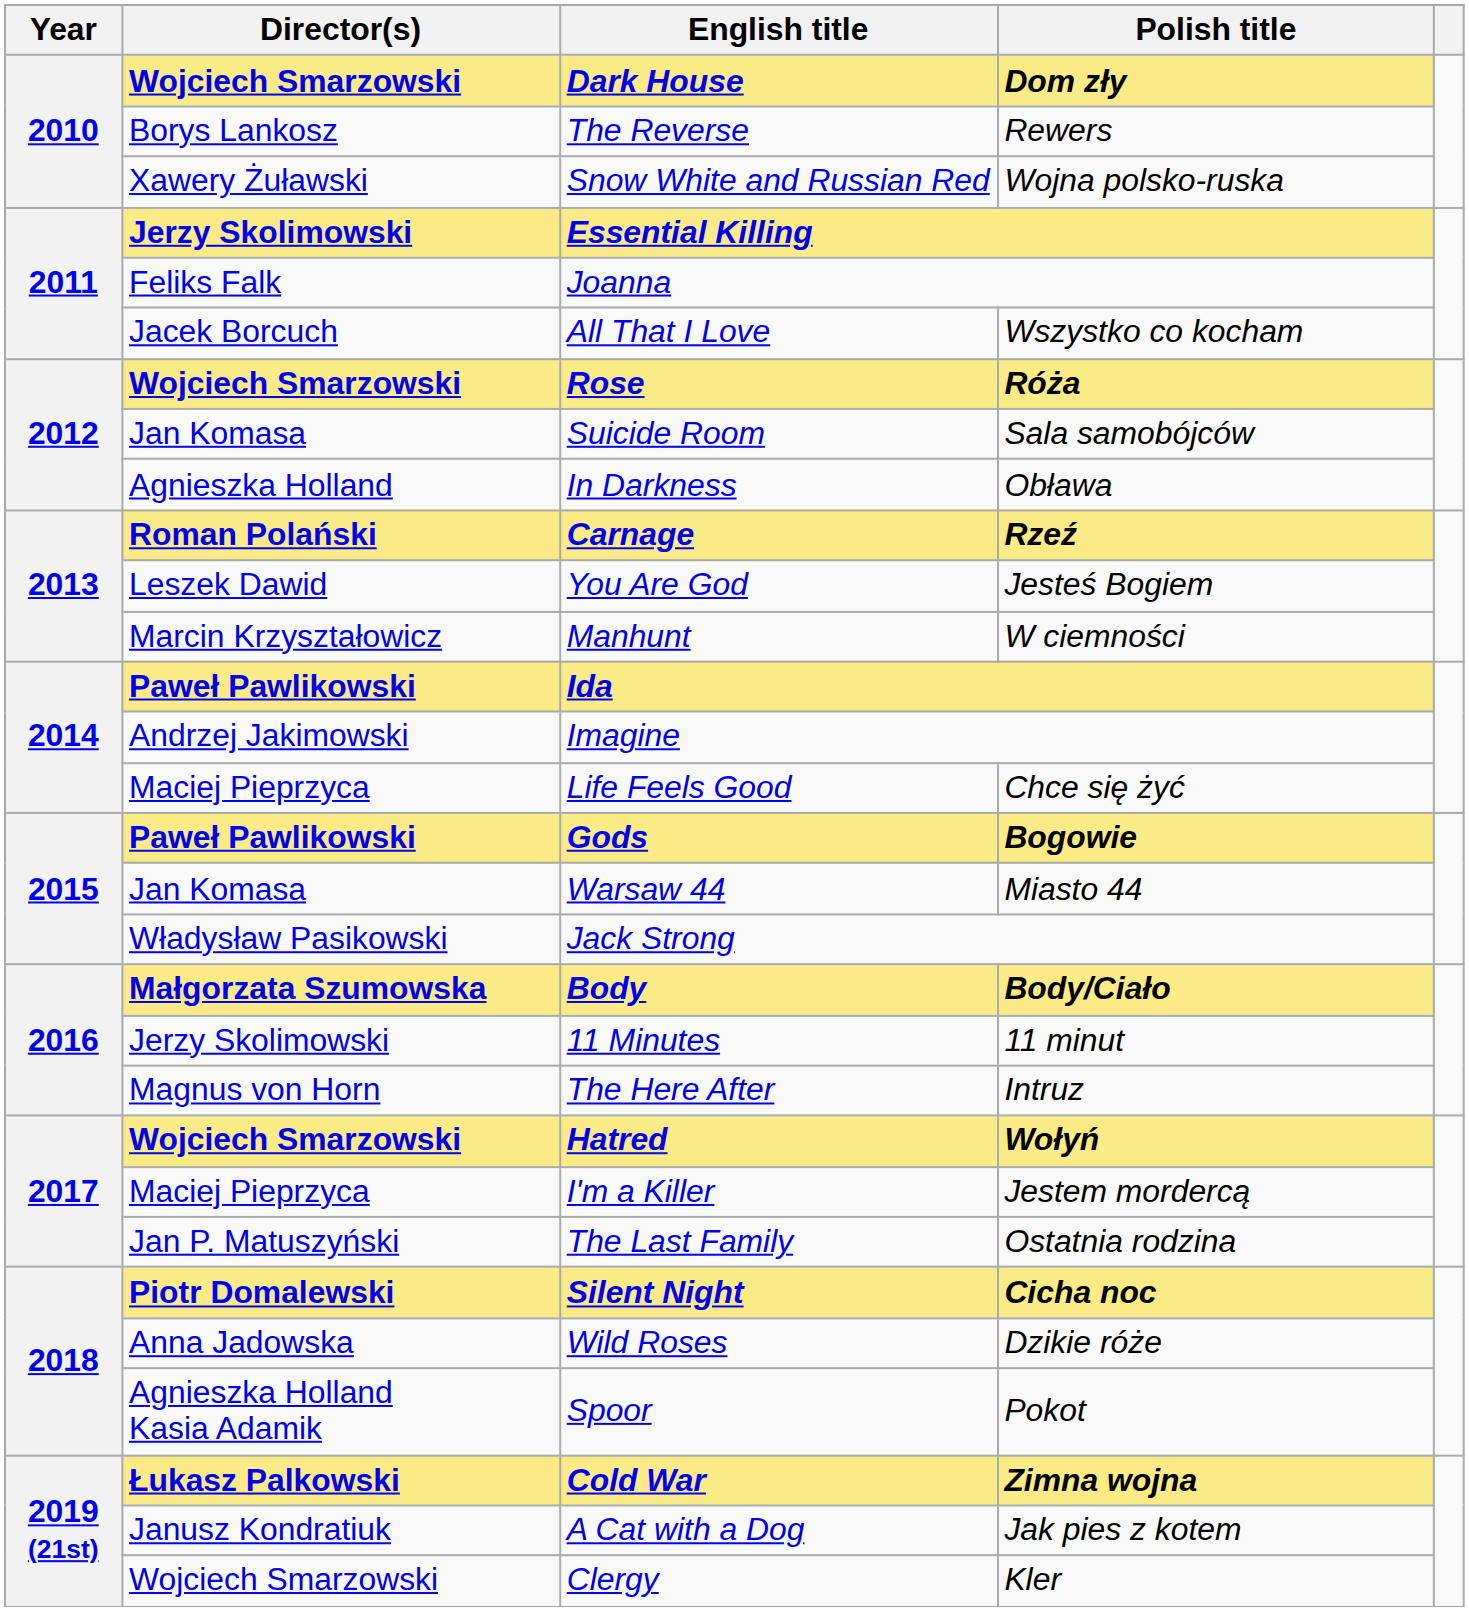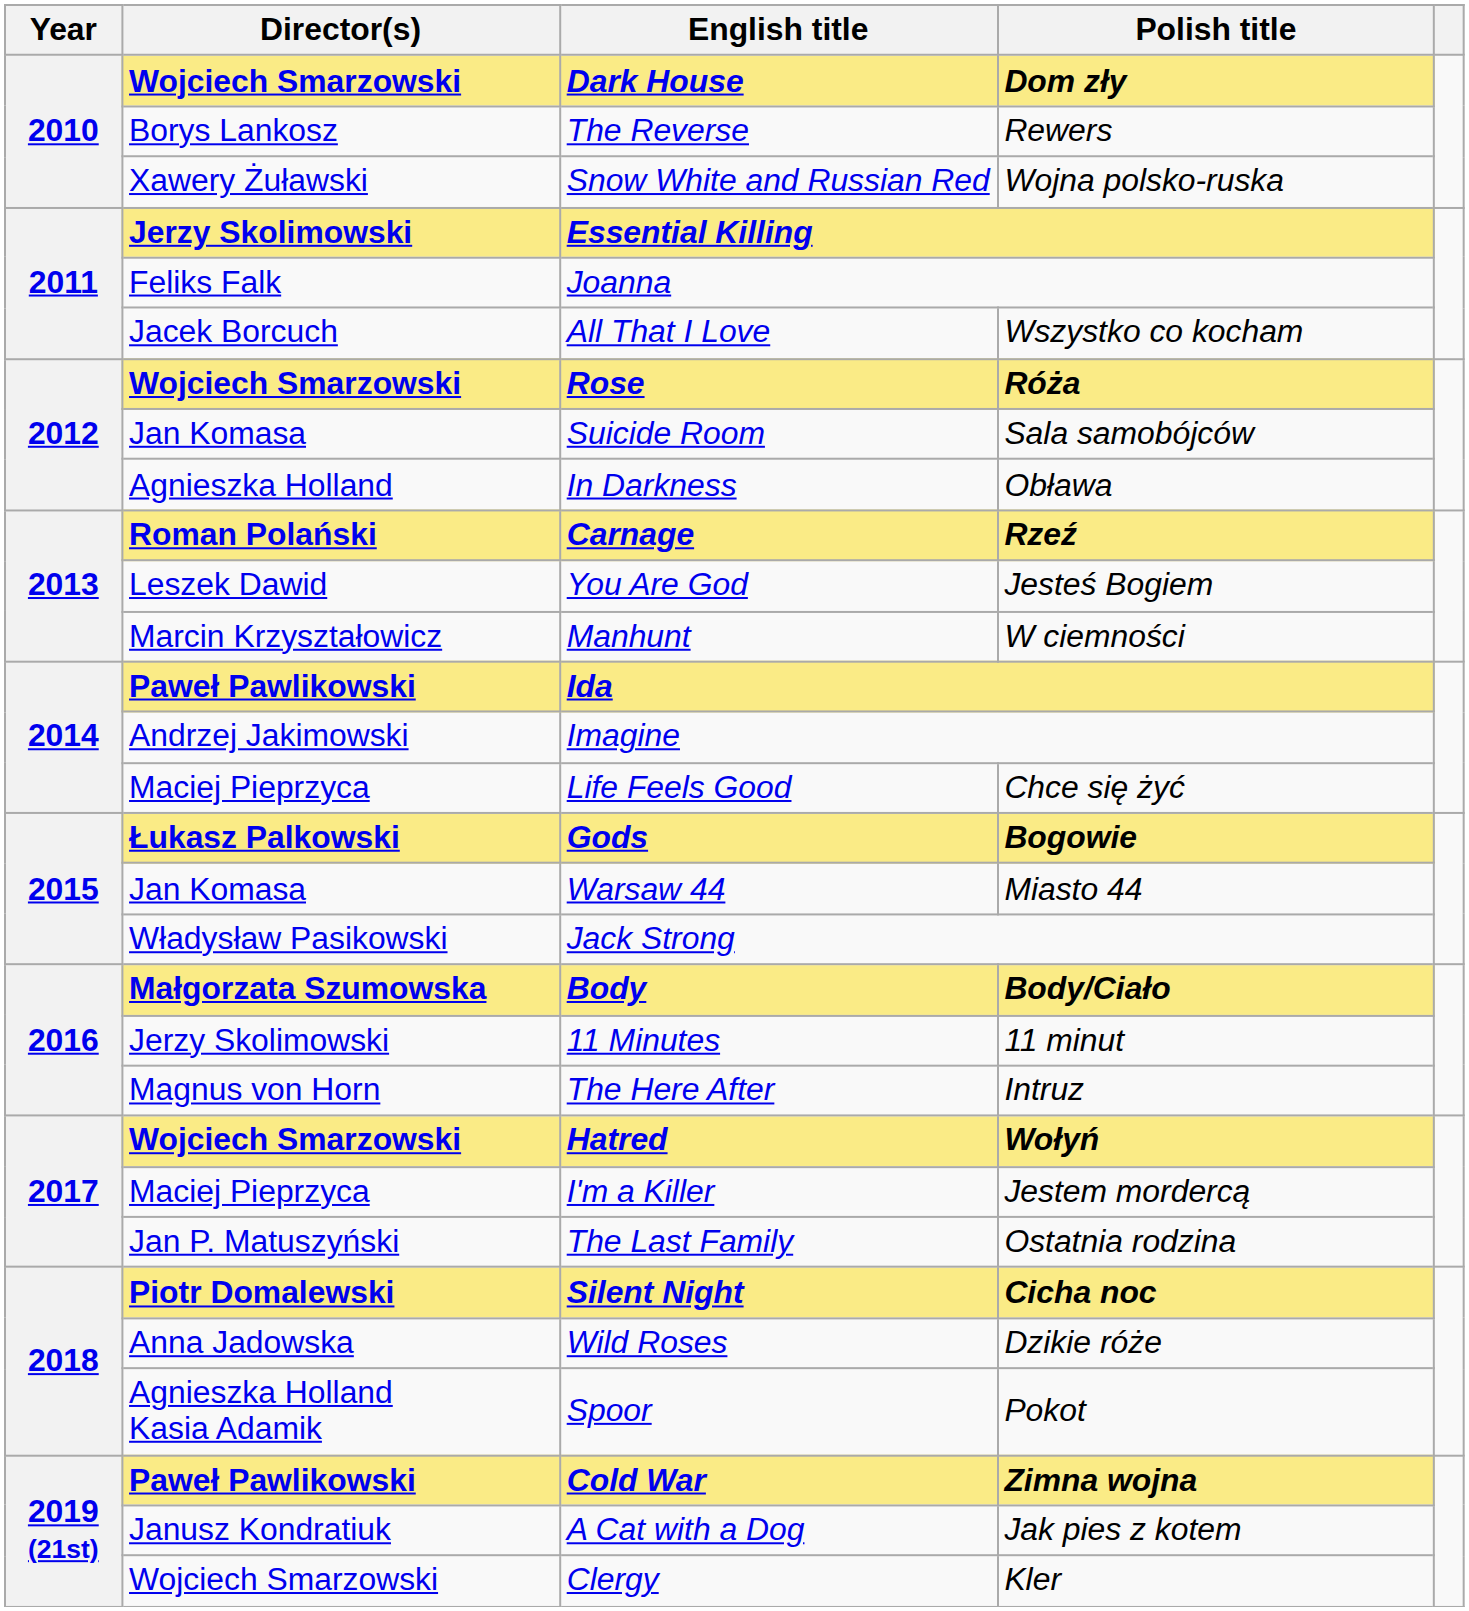(272, 837) Paweł Pawlikowski -> (264, 837) Łukasz Palkowski
(264, 1479) Łukasz Palkowski -> (272, 1479) Paweł Pawlikowski
